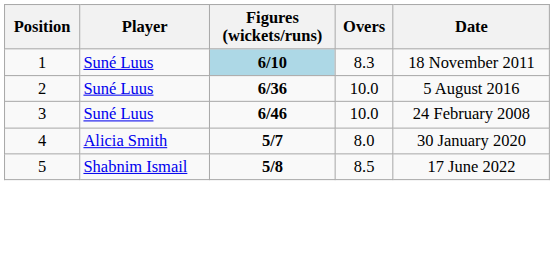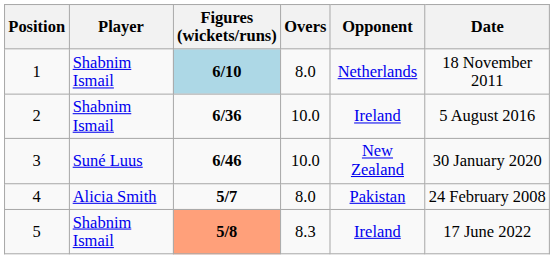+ column: (377, 26)
(118, 62) Suné Luus -> (102, 71) Shabnim Ismail
(364, 62) 8.3 -> (305, 71) 8.0
(118, 88) Suné Luus -> (102, 116) Shabnim Ismail
(471, 114) 24 February 2008 -> (487, 160) 30 January 2020
(471, 140) 30 January 2020 -> (487, 196) 24 February 2008
(272, 166) no background -> (227, 231) lightsalmon background
(364, 166) 8.5 -> (305, 231) 8.3
